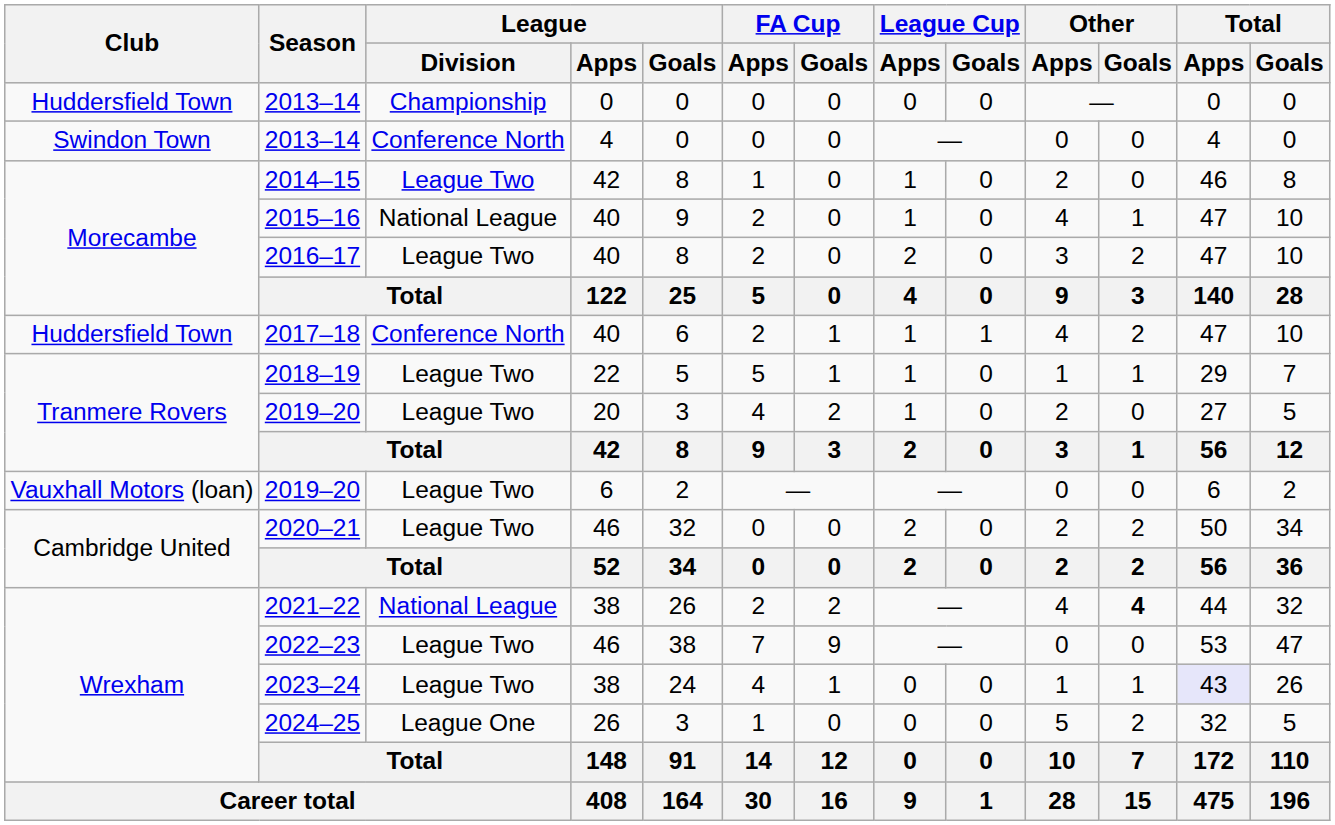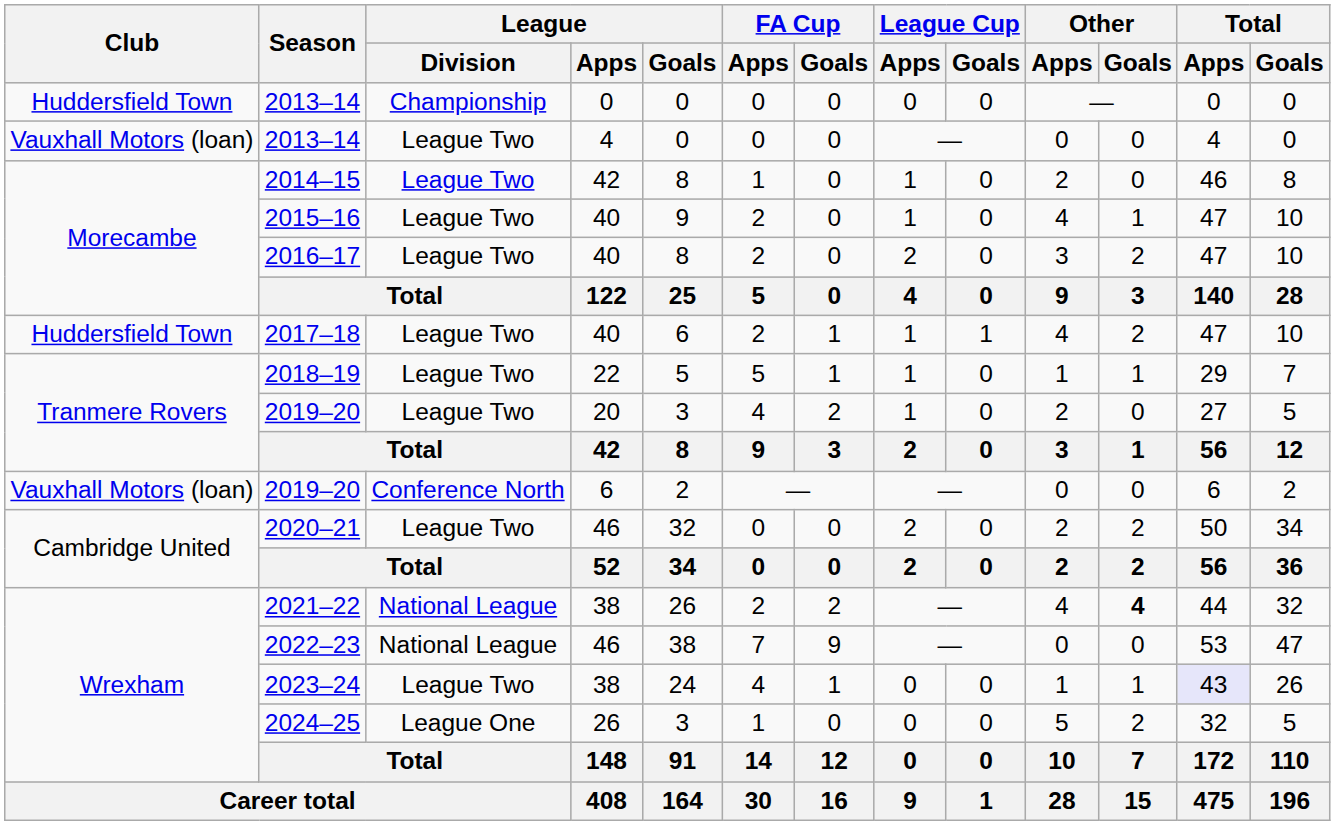(132, 140) Swindon Town -> (132, 140) Vauxhall Motors (loan)
(468, 140) Conference North -> (468, 140) League Two
(468, 218) National League -> (468, 218) League Two
(468, 334) Conference North -> (468, 334) League Two
(468, 489) League Two -> (468, 489) Conference North
(468, 645) League Two -> (468, 645) National League
